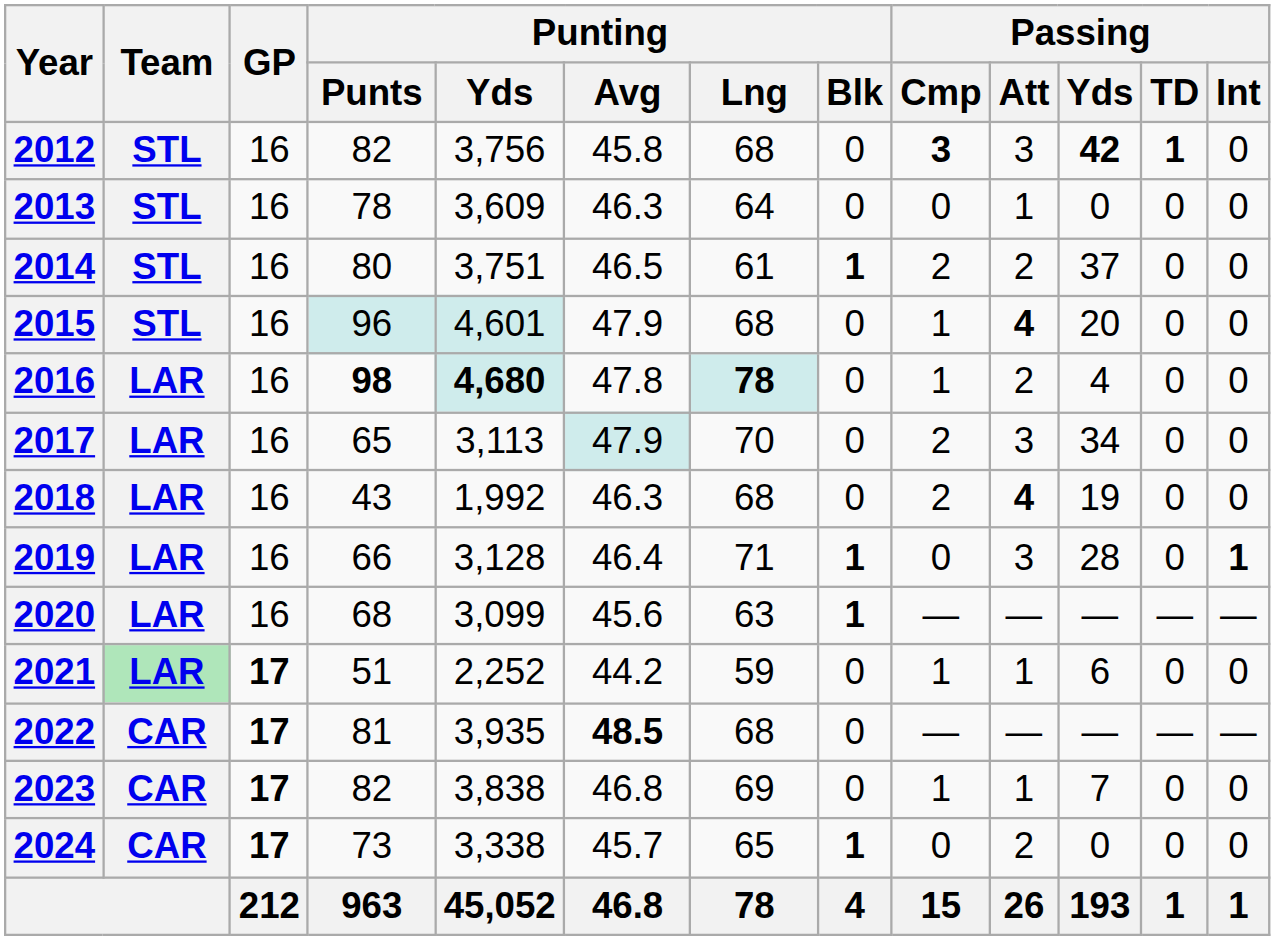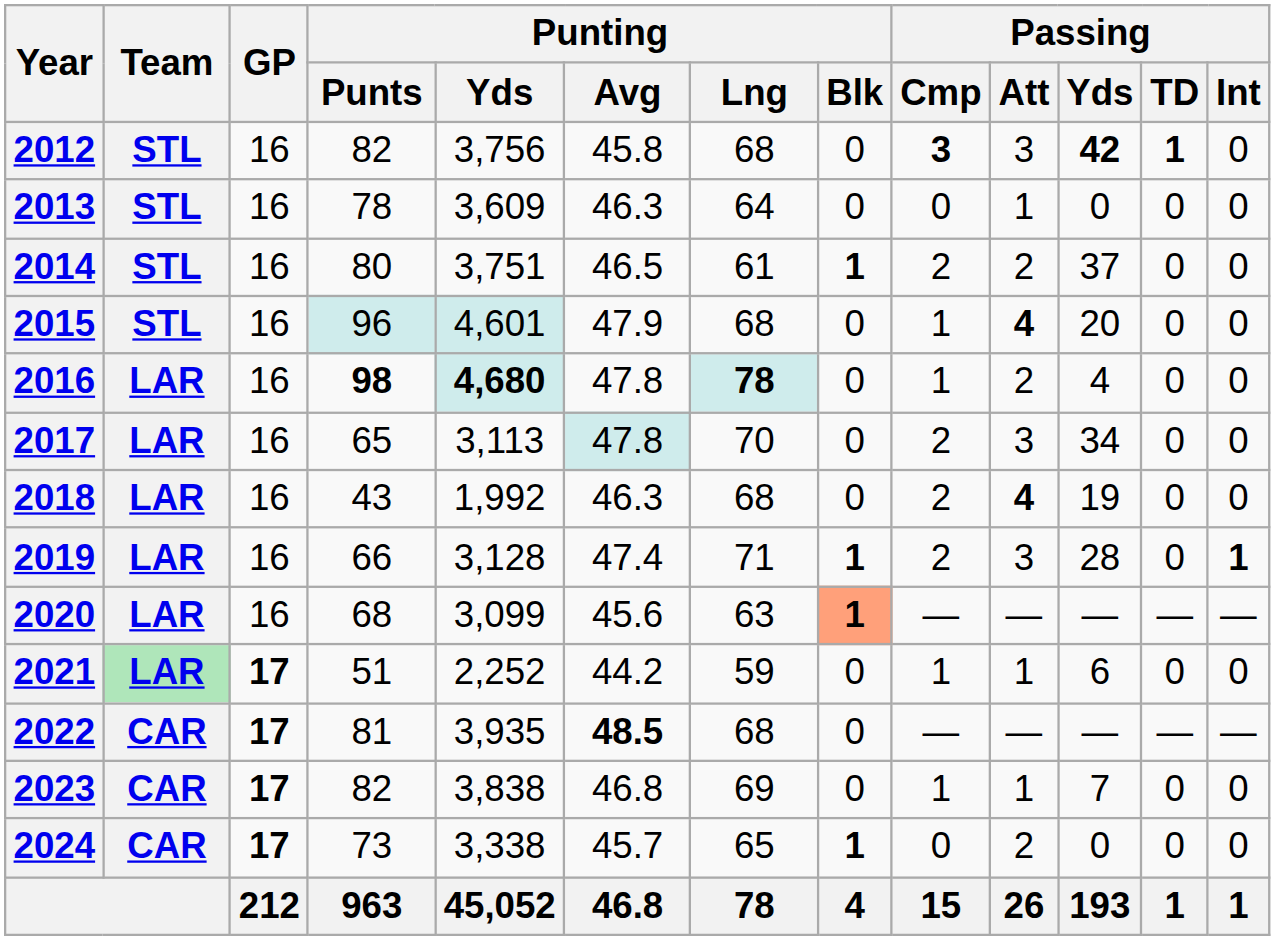(628, 440) 47.9 -> (628, 440) 47.8
(628, 556) 46.4 -> (628, 556) 47.4
(941, 556) 0 -> (941, 556) 2
(855, 614) no background -> (855, 614) lightsalmon background
